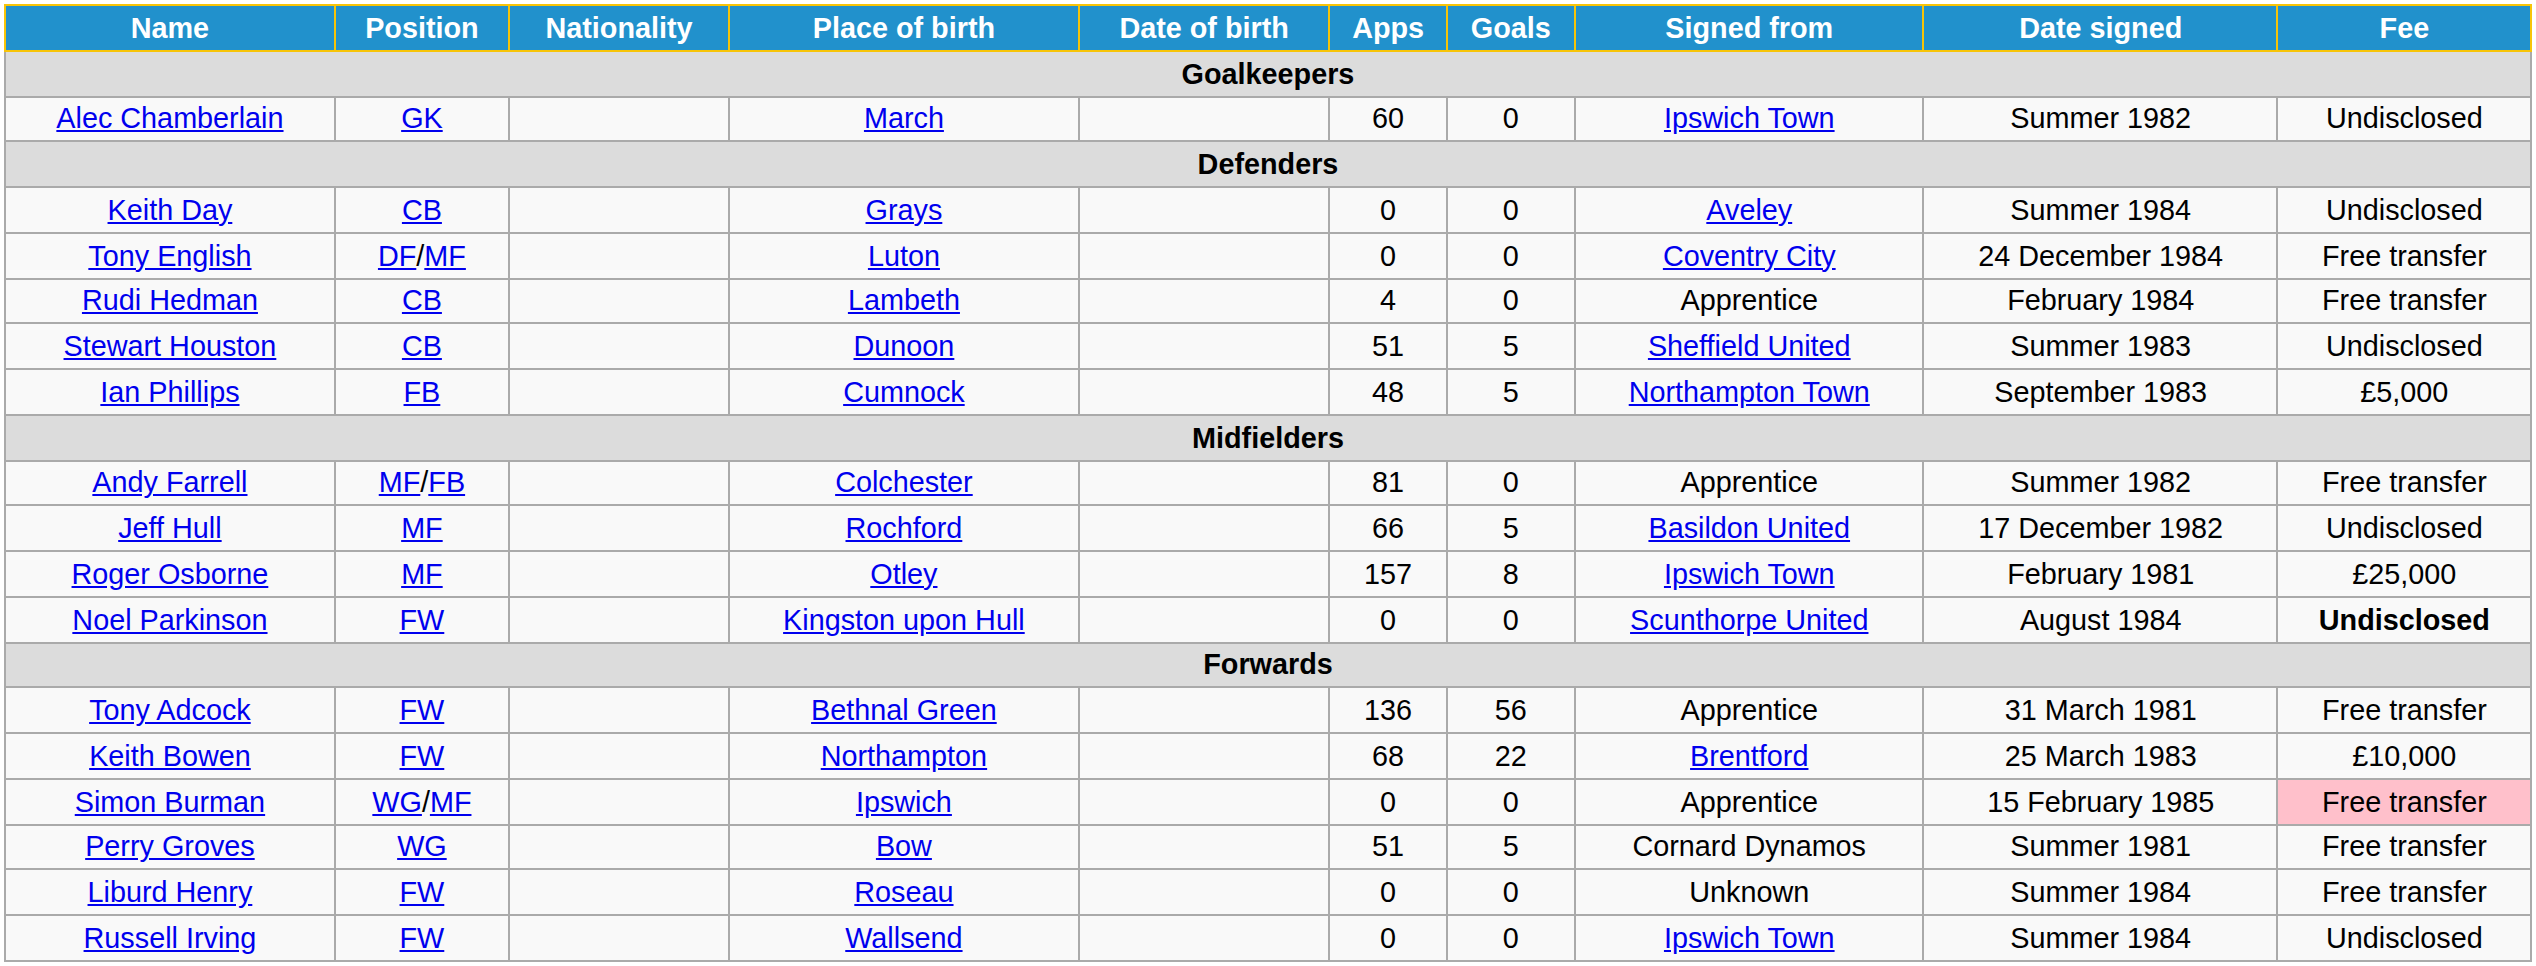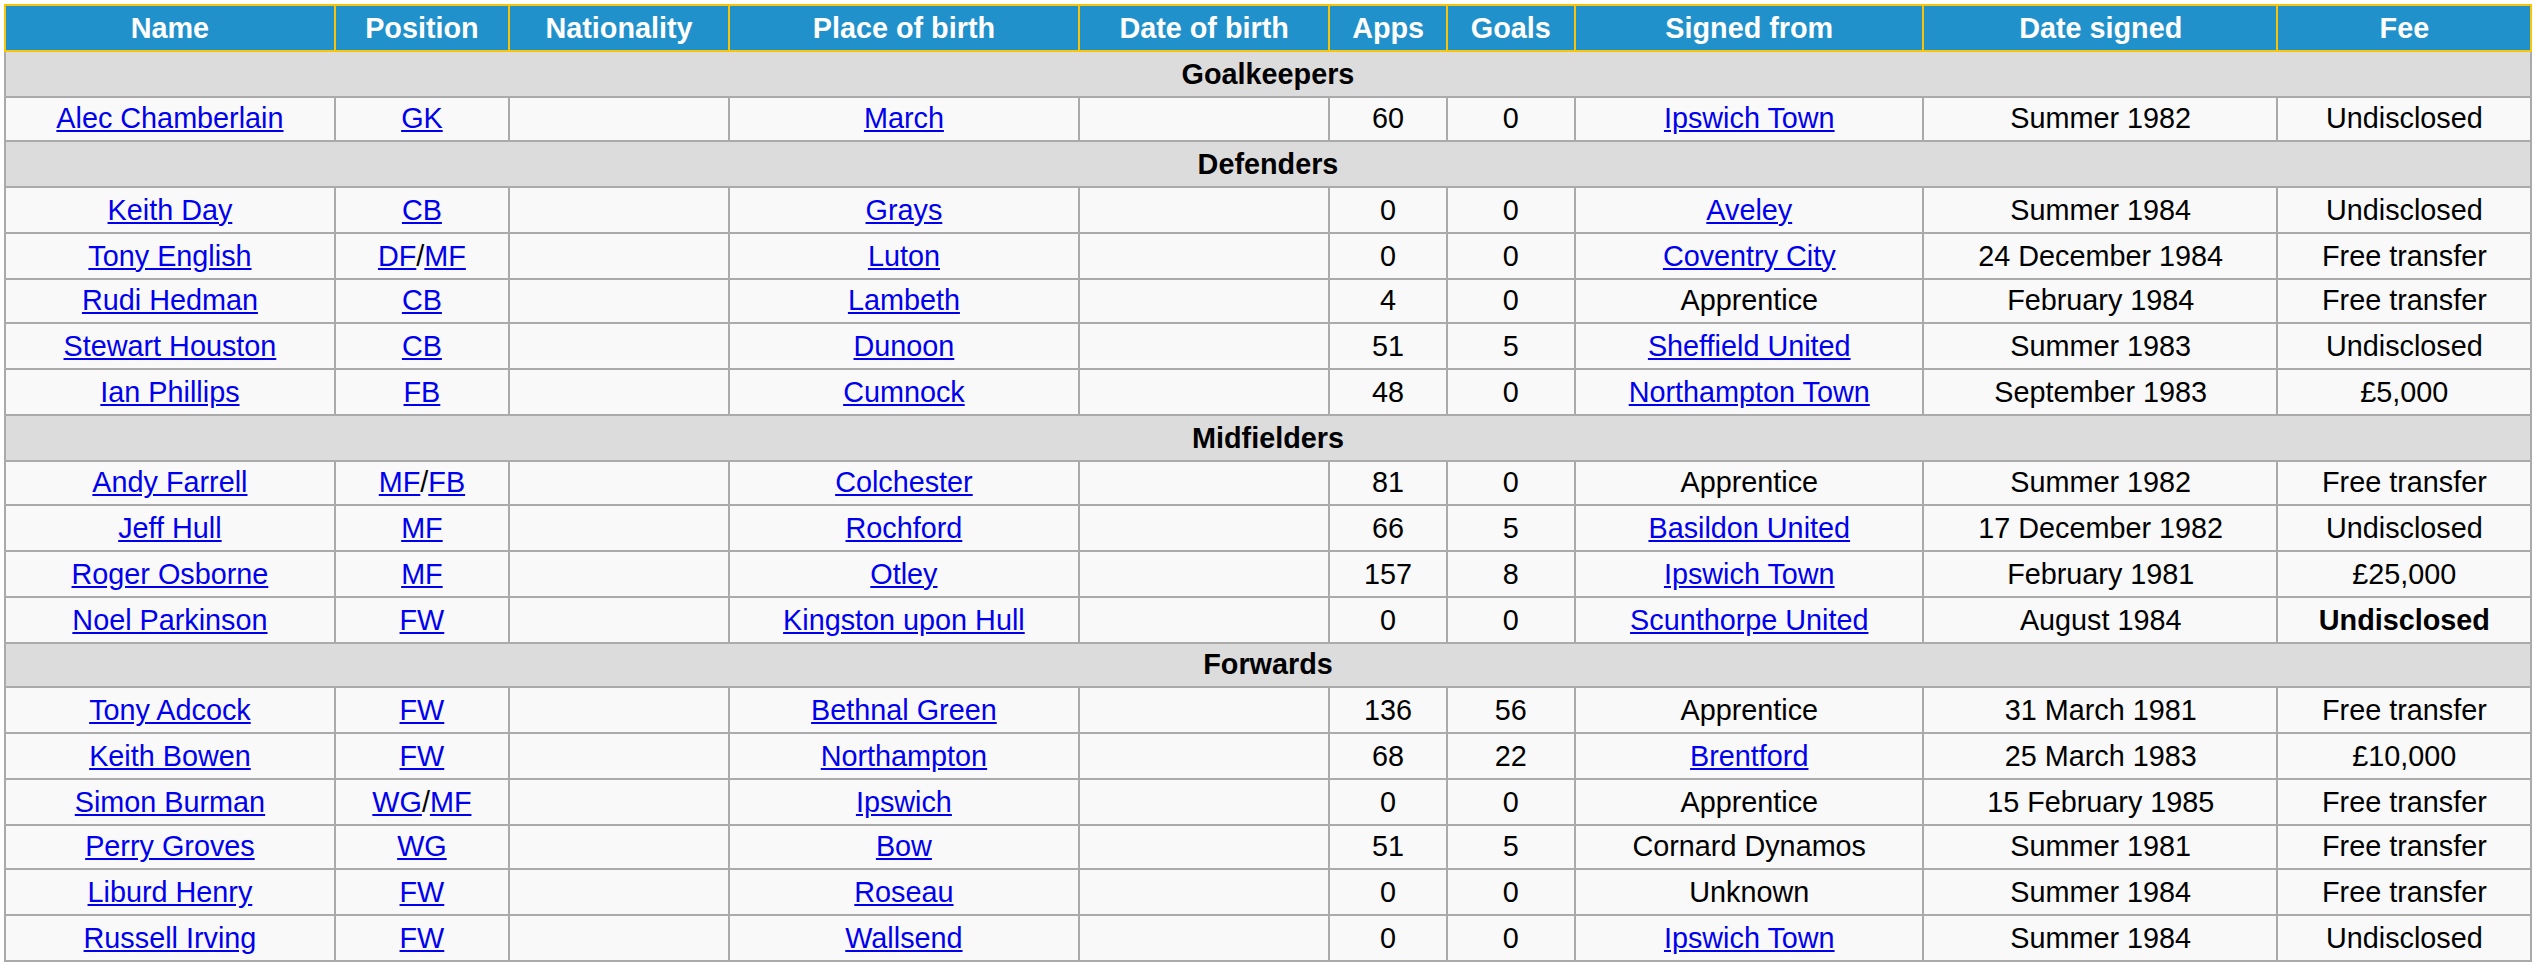(1511, 392) 5 -> (1511, 392) 0
(2404, 802) pink background -> (2404, 802) no background
